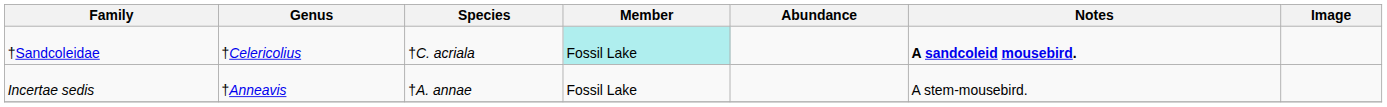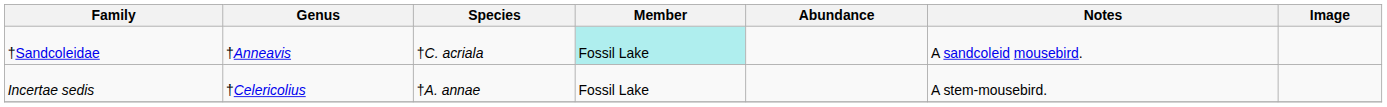(261, 53) †Celericolius -> (259, 53) †Anneavis
(994, 53) bold -> (1007, 53) normal
(254, 91) †Anneavis -> (266, 91) †Celericolius
